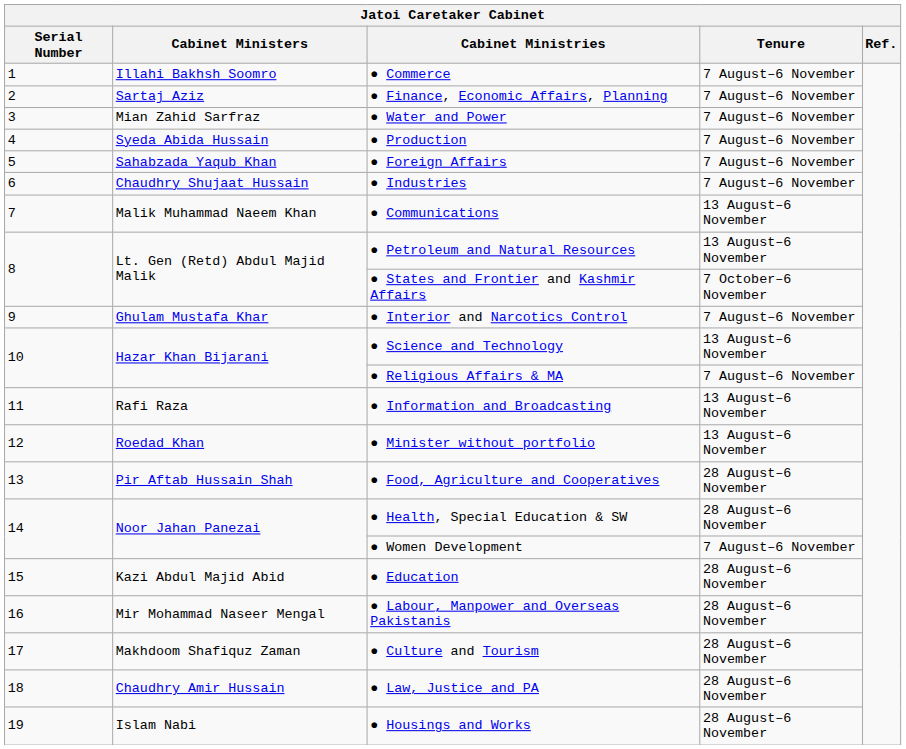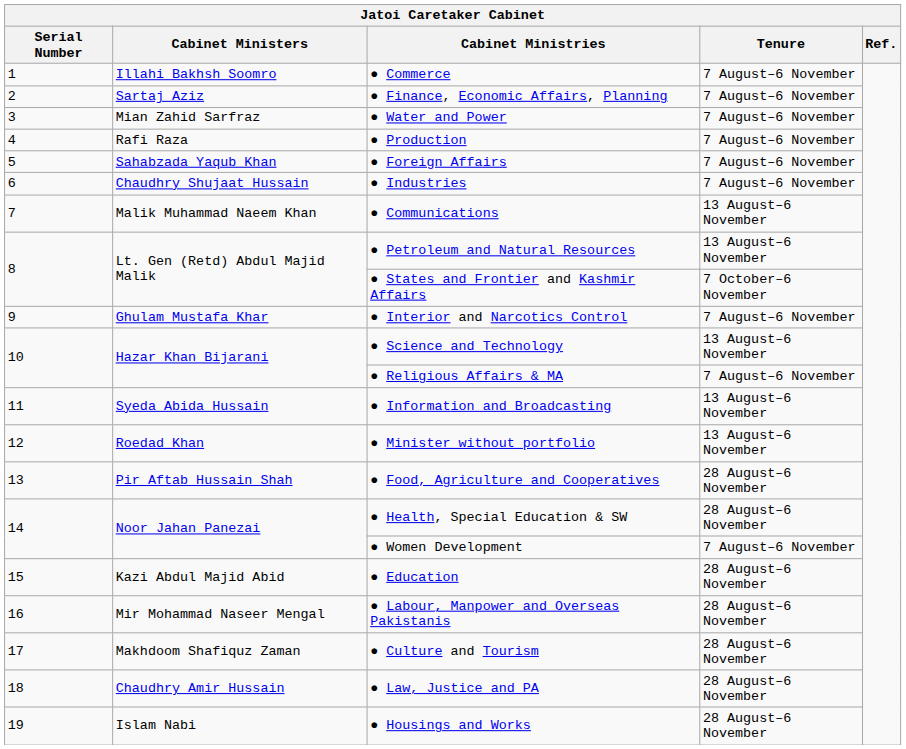(192, 140) Syeda Abida Hussain -> (152, 140) Rafi Raza
(152, 406) Rafi Raza -> (192, 406) Syeda Abida Hussain
